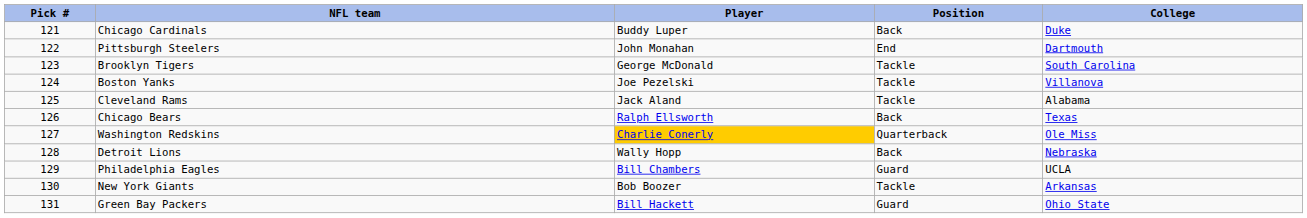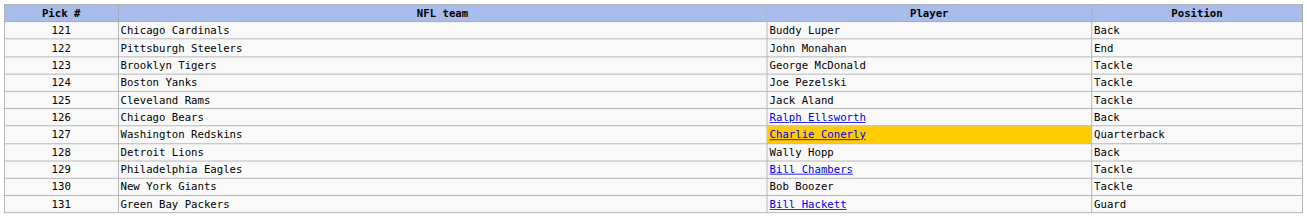- column: (1173, 13)
(893, 169) Guard -> (1113, 169) Tackle
